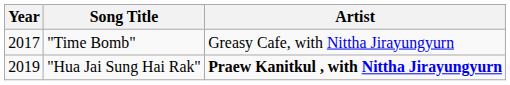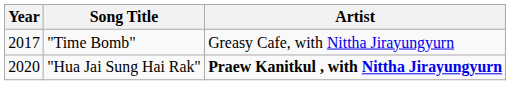(24, 67) 2019 -> (24, 67) 2020
